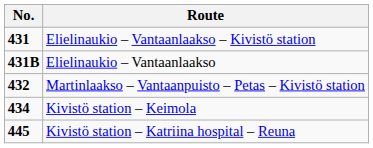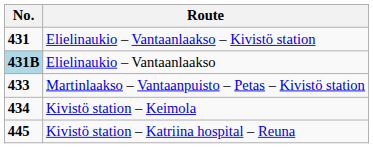(24, 62) no background -> (24, 62) lightblue background
(19, 85) 432 -> (19, 85) 433
